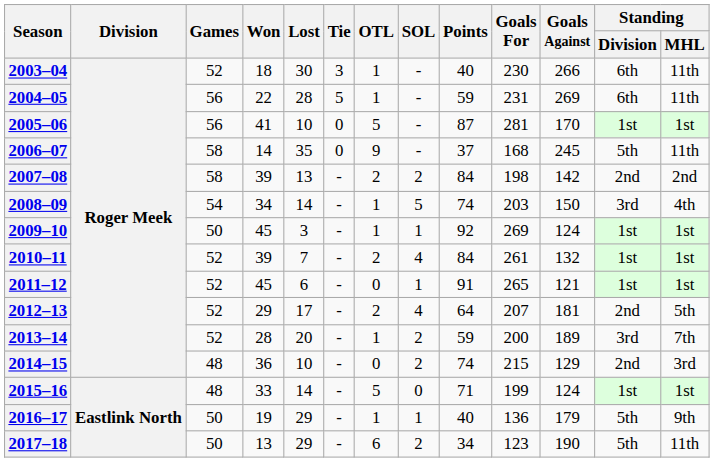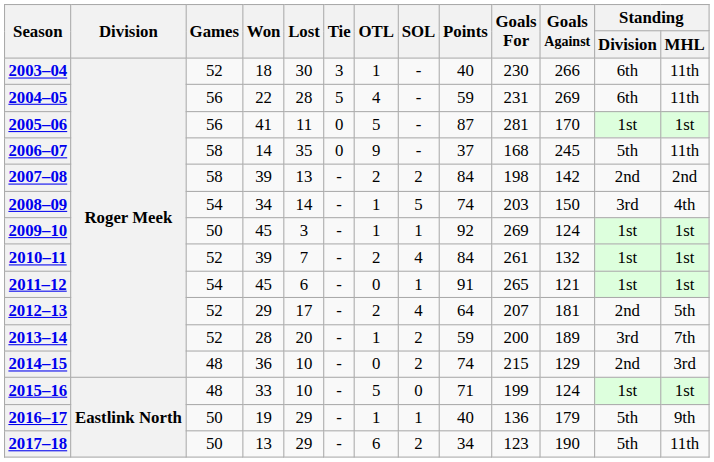(376, 97) 1 -> (376, 97) 4
(304, 124) 10 -> (304, 124) 11
(214, 284) 52 -> (214, 284) 54
(304, 390) 14 -> (304, 390) 10
